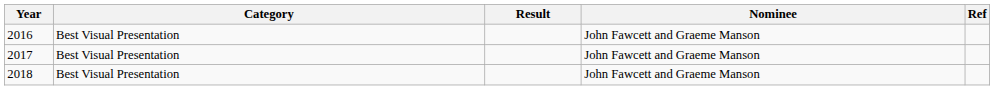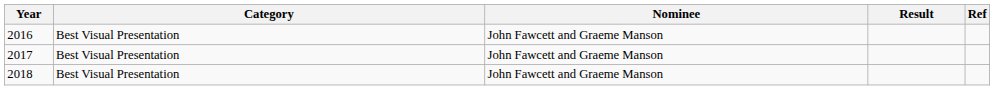columns swapped: (773, 14) <-> (533, 14)
